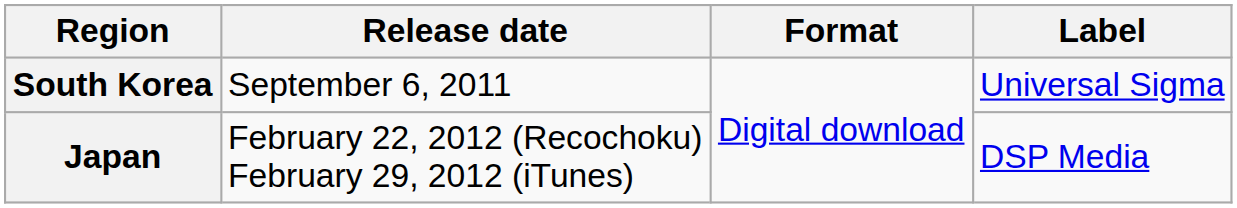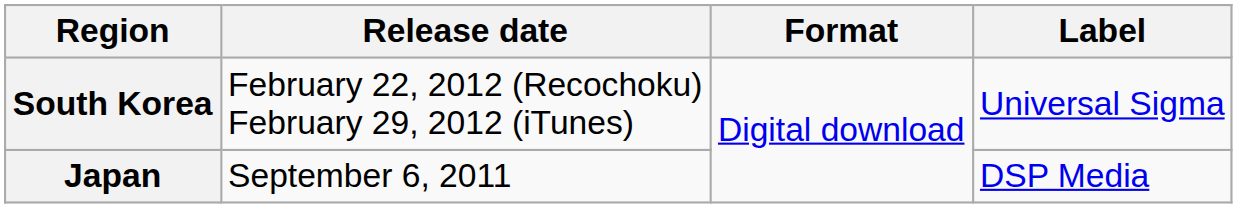(370, 84) September 6, 2011 -> (465, 103) February 22, 2012 (Recochoku) February 29, 2012 (iTunes)
(465, 156) February 22, 2012 (Recochoku) February 29, 2012 (iTunes) -> (370, 175) September 6, 2011
